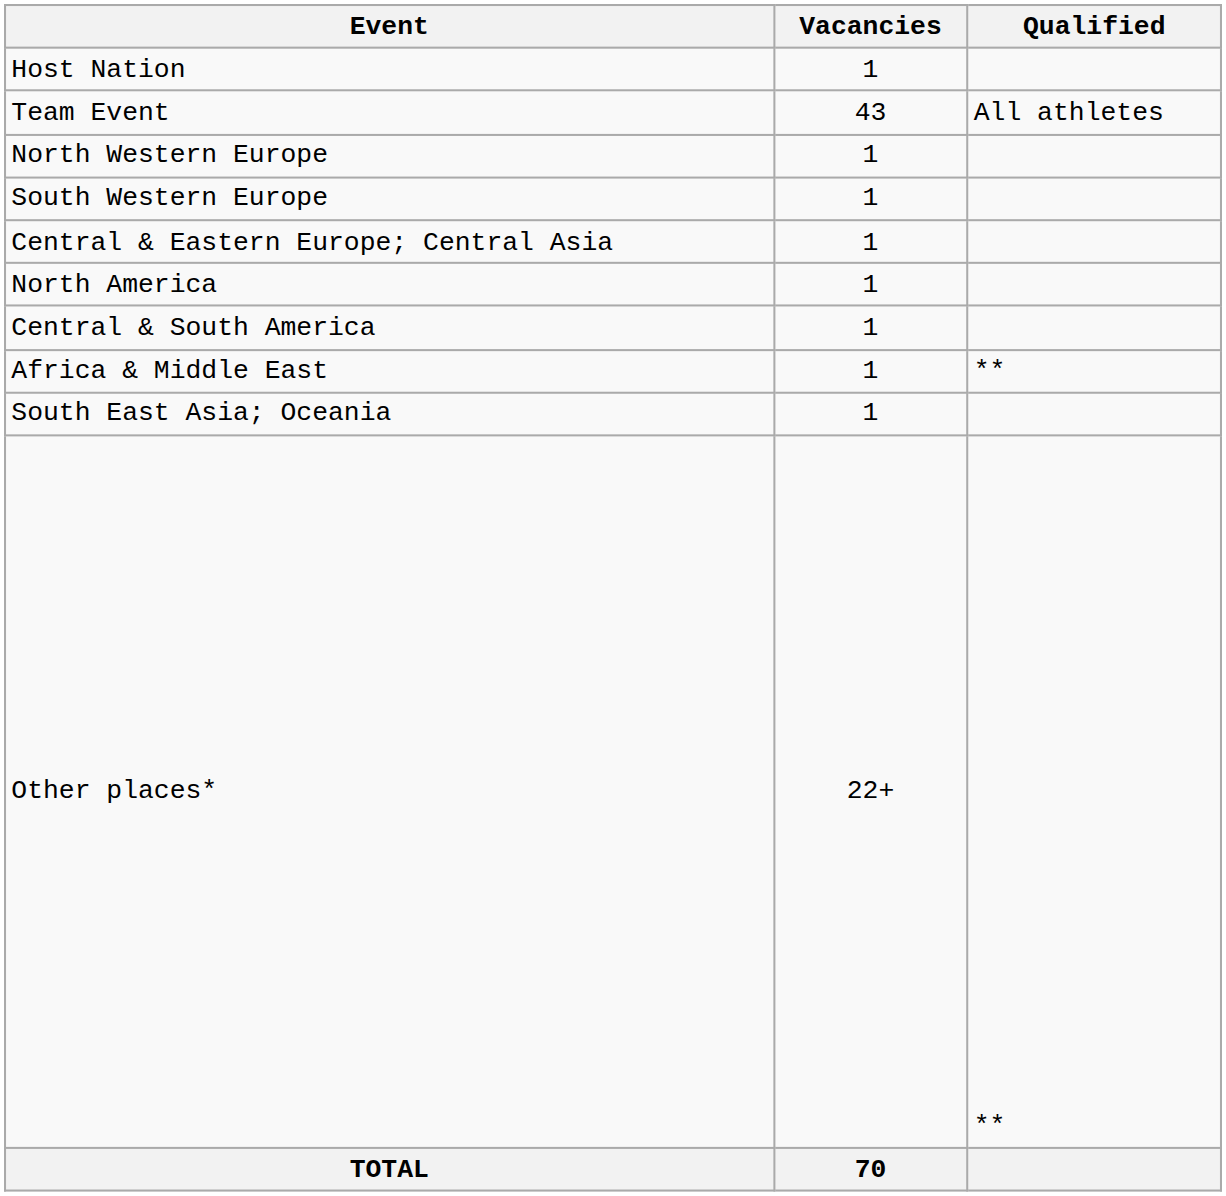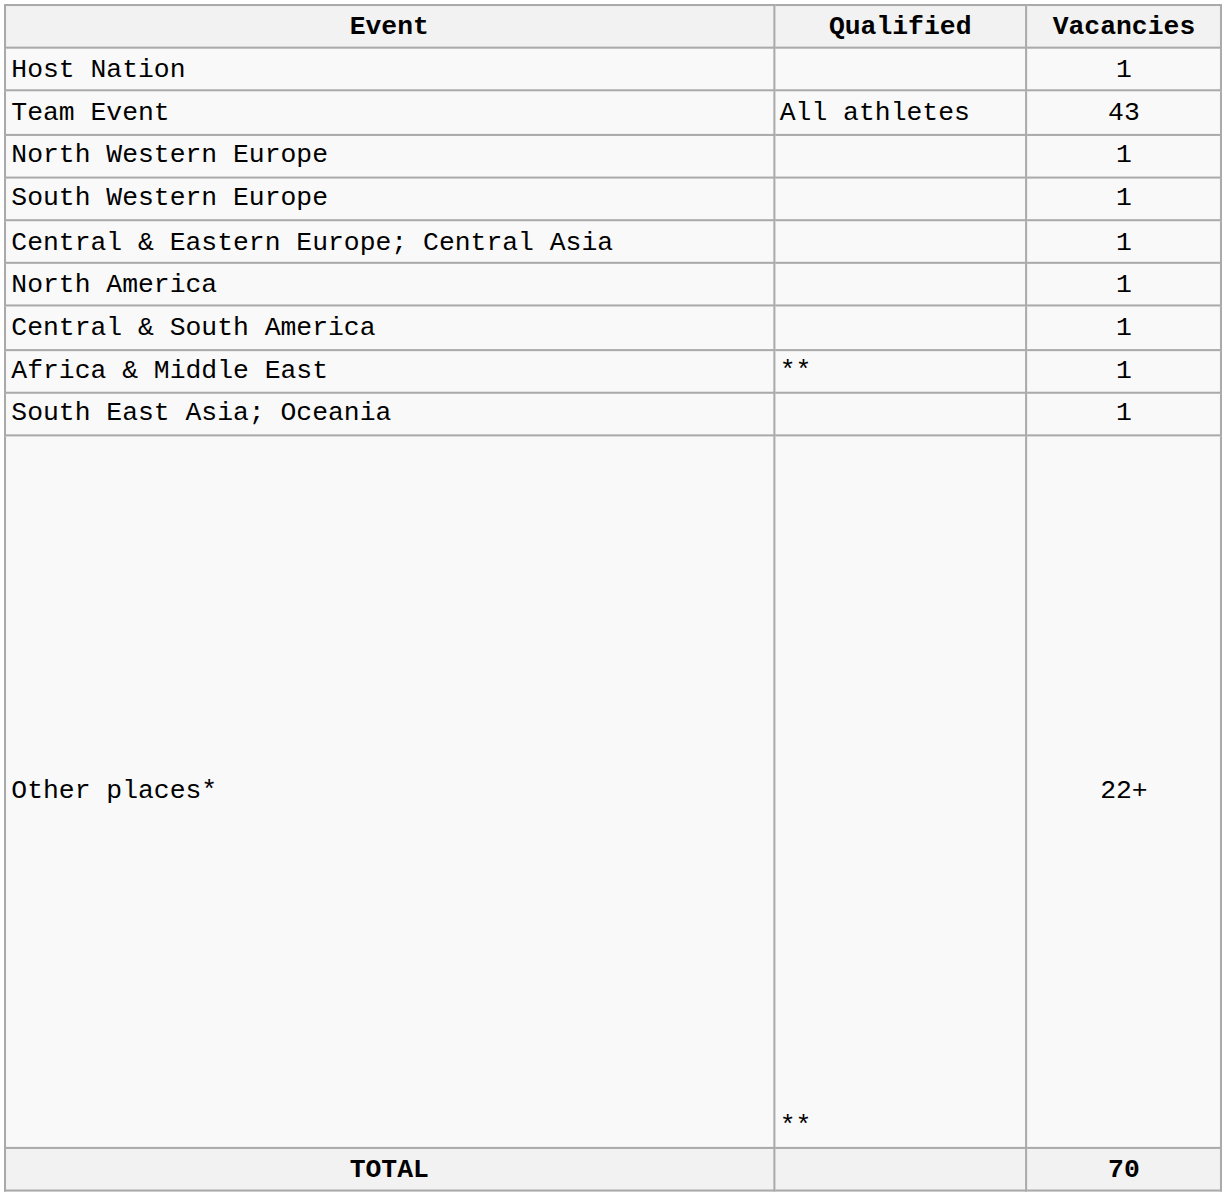columns swapped: (870, 27) <-> (1094, 27)
